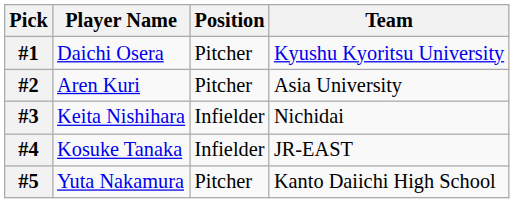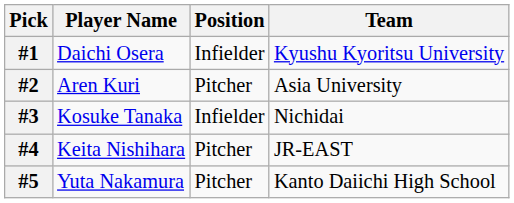(223, 52) Pitcher -> (229, 52) Infielder
(121, 117) Keita Nishihara -> (120, 117) Kosuke Tanaka
(120, 149) Kosuke Tanaka -> (121, 149) Keita Nishihara
(229, 149) Infielder -> (223, 149) Pitcher
